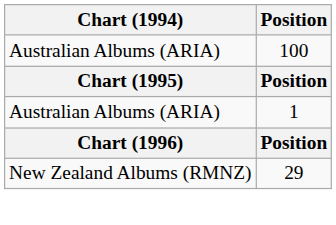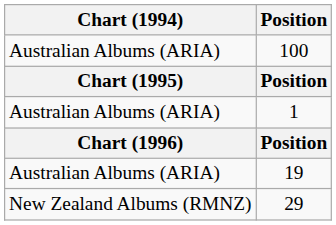+ row: (294, 173)
